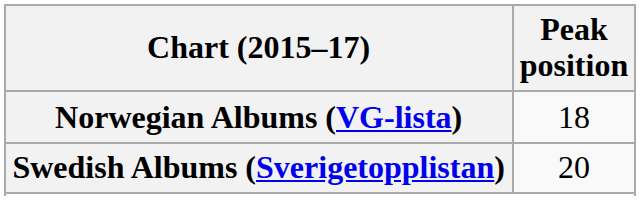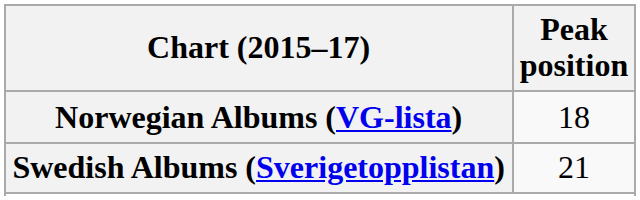(574, 167) 20 -> (574, 167) 21
